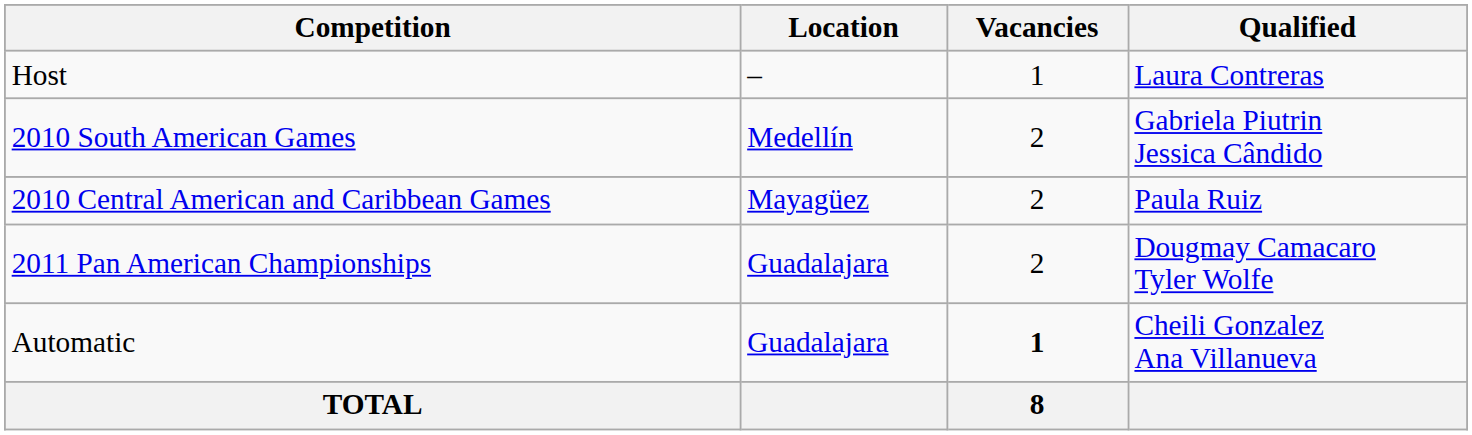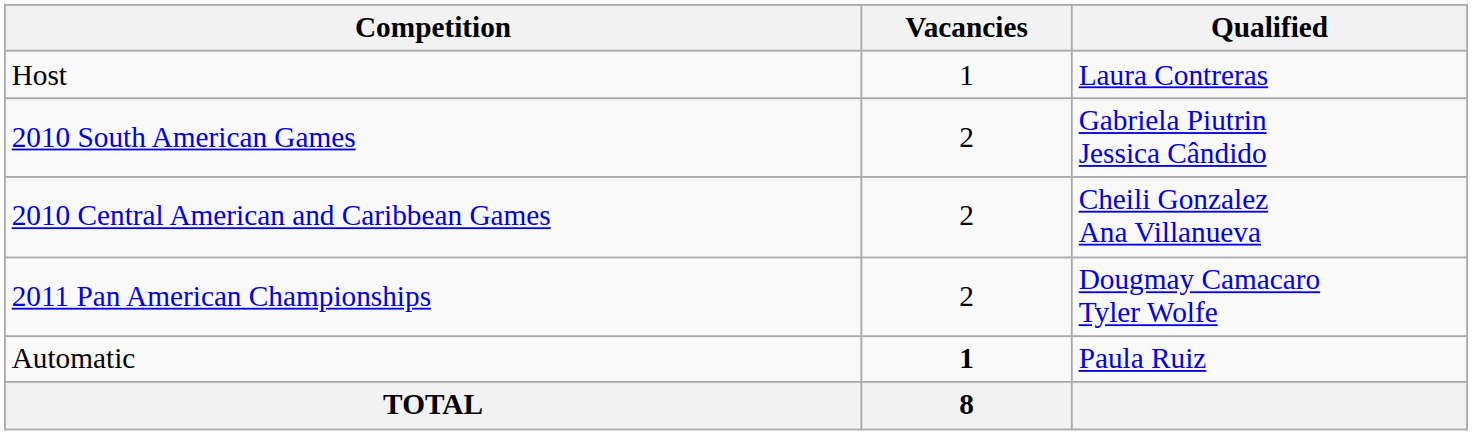- column: (843, 27)
(1198, 199) Paula Ruiz -> (1173, 216) Cheili Gonzalez Ana Villanueva
(1229, 342) Cheili Gonzalez Ana Villanueva -> (1143, 358) Paula Ruiz
